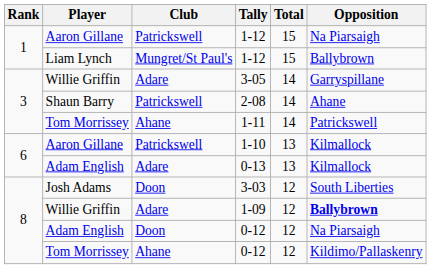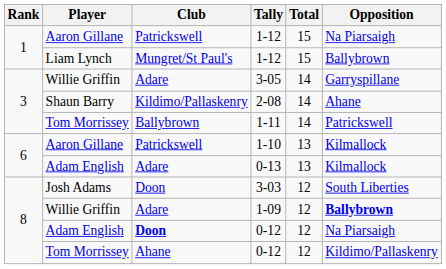(169, 101) Patrickswell -> (191, 101) Kildimo/Pallaskenry
(153, 123) Ahane -> (167, 123) Ballybrown
(150, 230) normal -> (151, 230) bold
